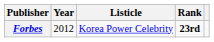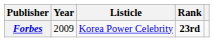(64, 28) 2012 -> (64, 28) 2009
